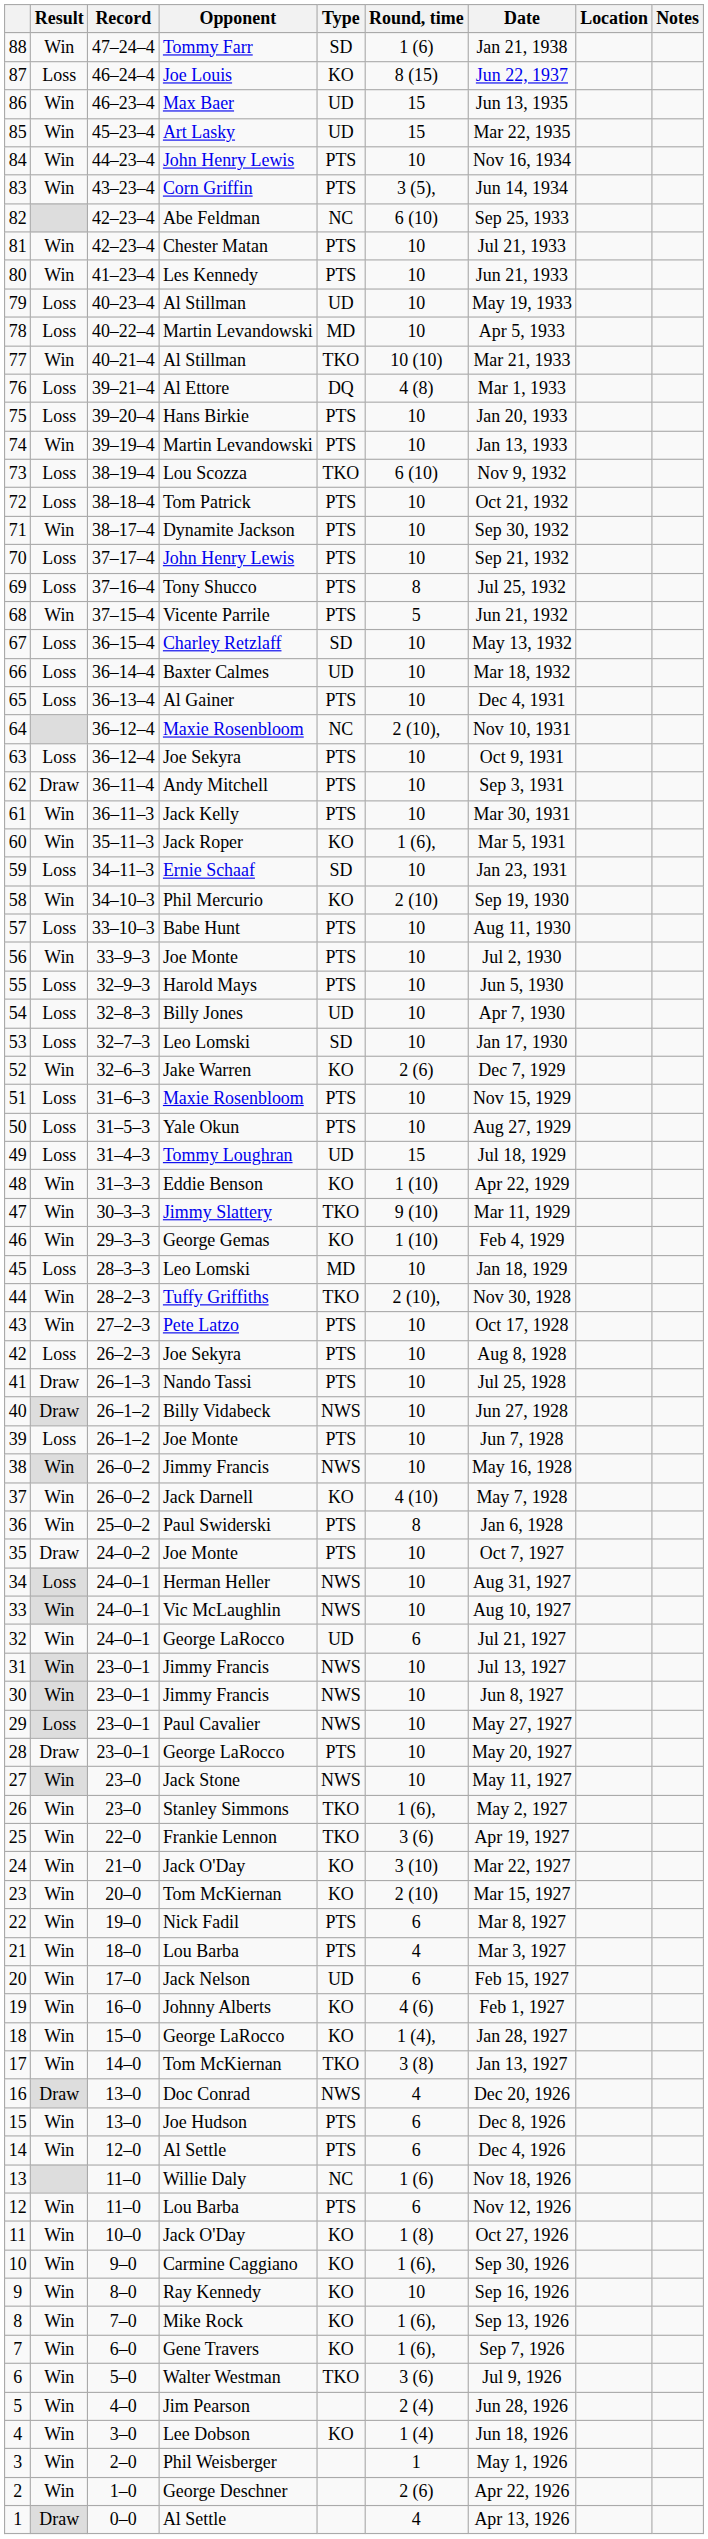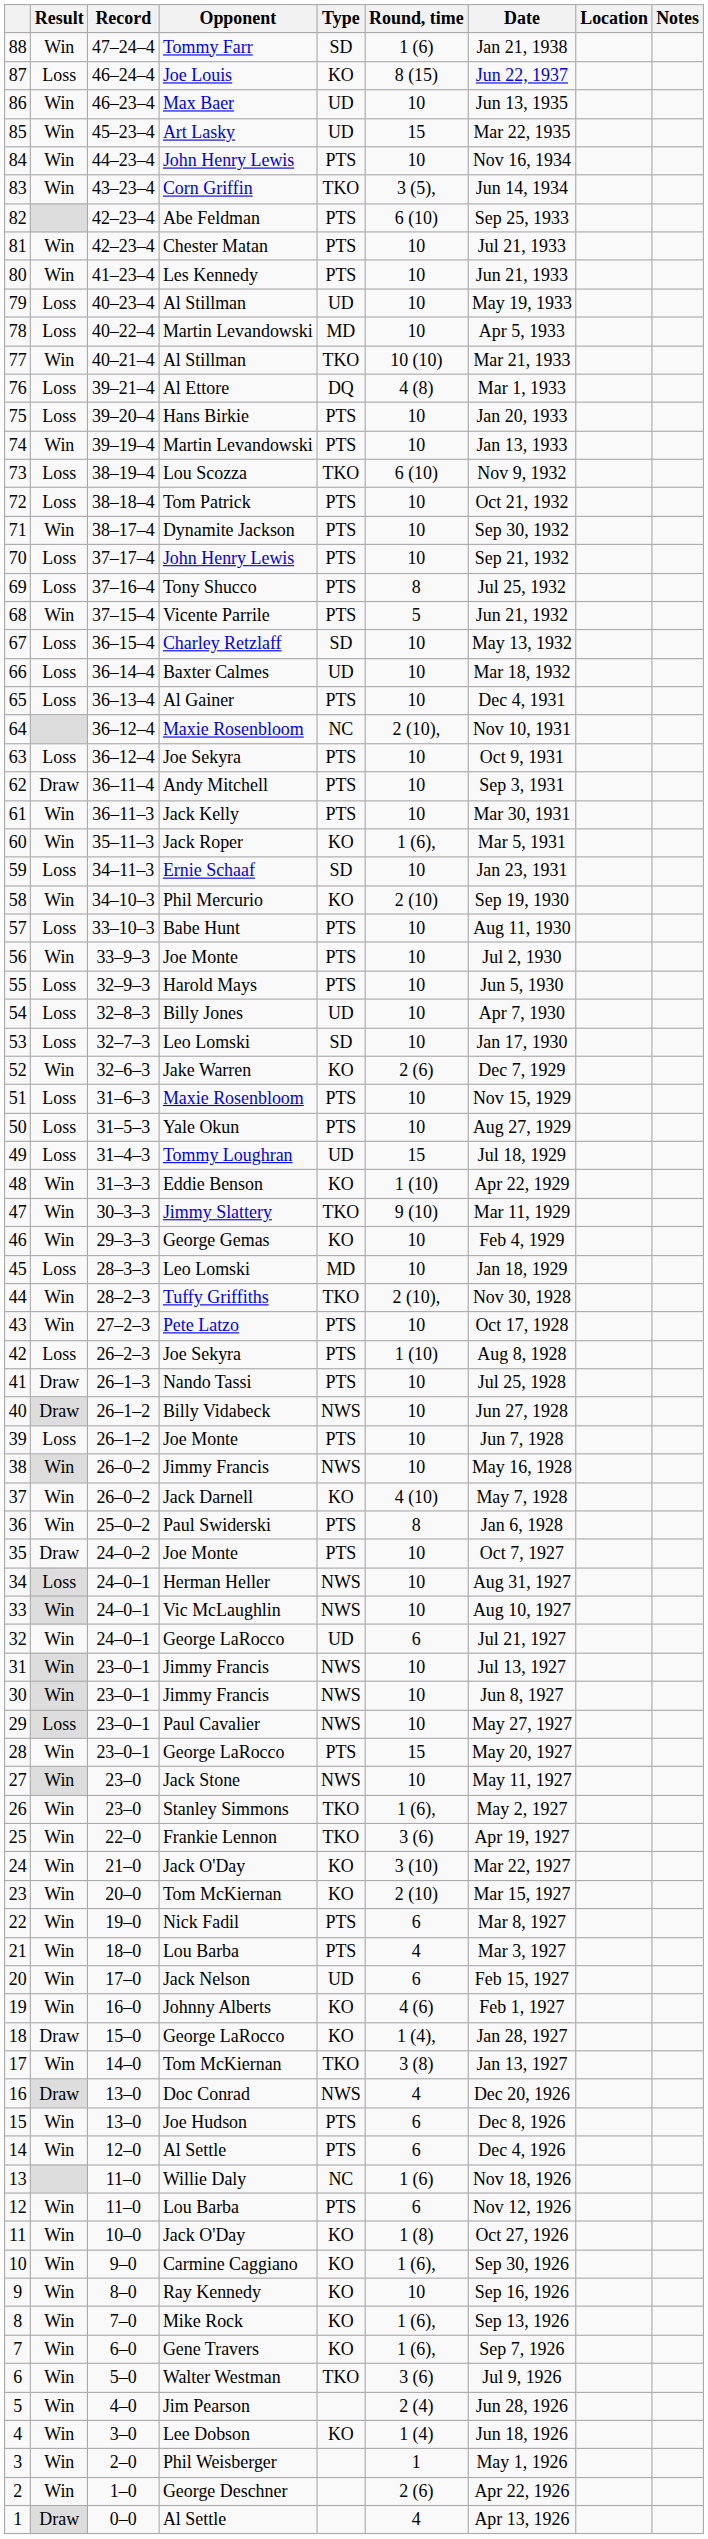(416, 103) 15 -> (416, 103) 10
(341, 189) PTS -> (341, 189) TKO
(341, 217) NC -> (341, 217) PTS
(416, 1240) 1 (10) -> (416, 1240) 10
(416, 1354) 10 -> (416, 1354) 1 (10)
(59, 1752) Draw -> (59, 1752) Win
(416, 1752) 10 -> (416, 1752) 15
(59, 2036) Win -> (59, 2036) Draw
